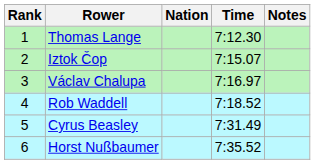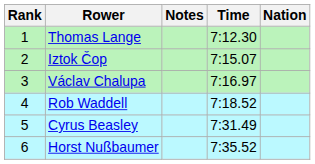columns swapped: (187, 15) <-> (287, 15)
